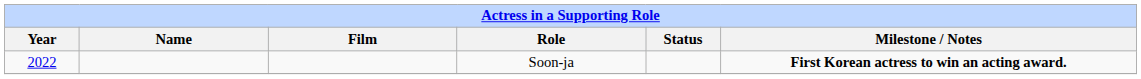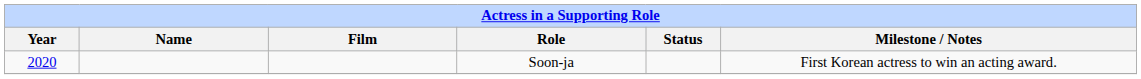(42, 62) 2022 -> (42, 62) 2020
(929, 62) bold -> (929, 62) normal
